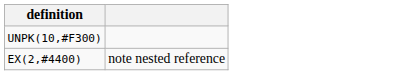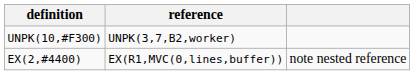+ column: (196, 15)
